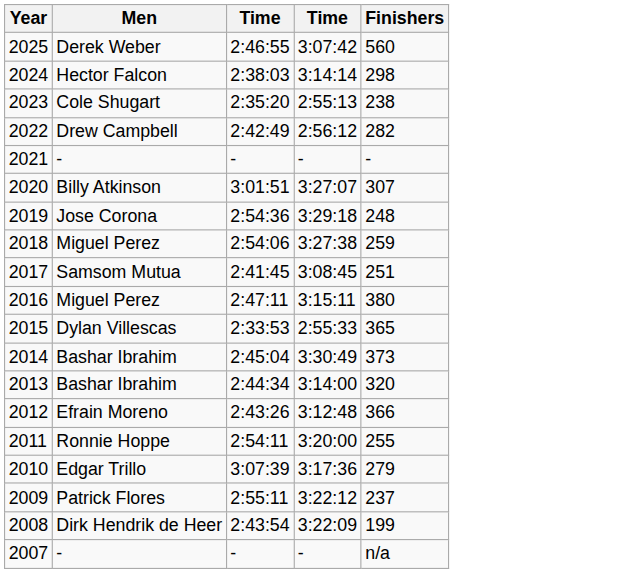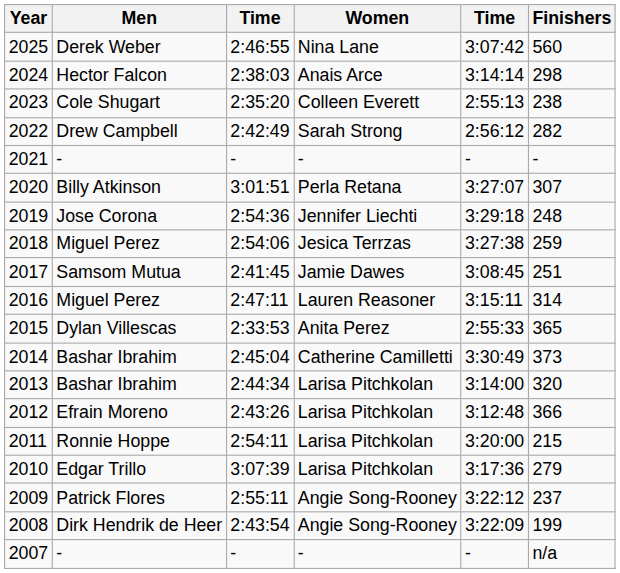+ column: (377, 18)
(380, 300) 380 -> (547, 300) 314
(380, 441) 255 -> (547, 441) 215
